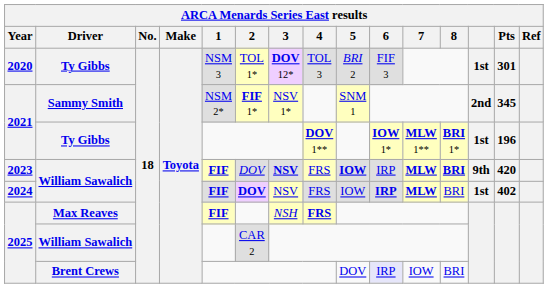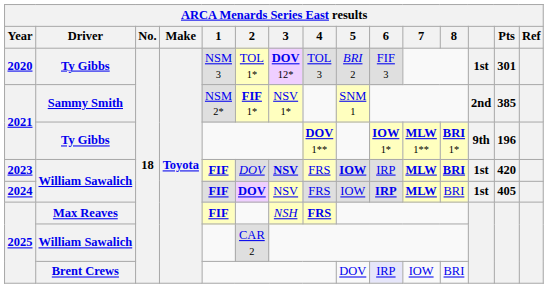(507, 103) 345 -> (507, 103) 385
(481, 140) 1st -> (481, 140) 9th
(481, 170) 9th -> (481, 170) 1st
(507, 191) 402 -> (507, 191) 405
